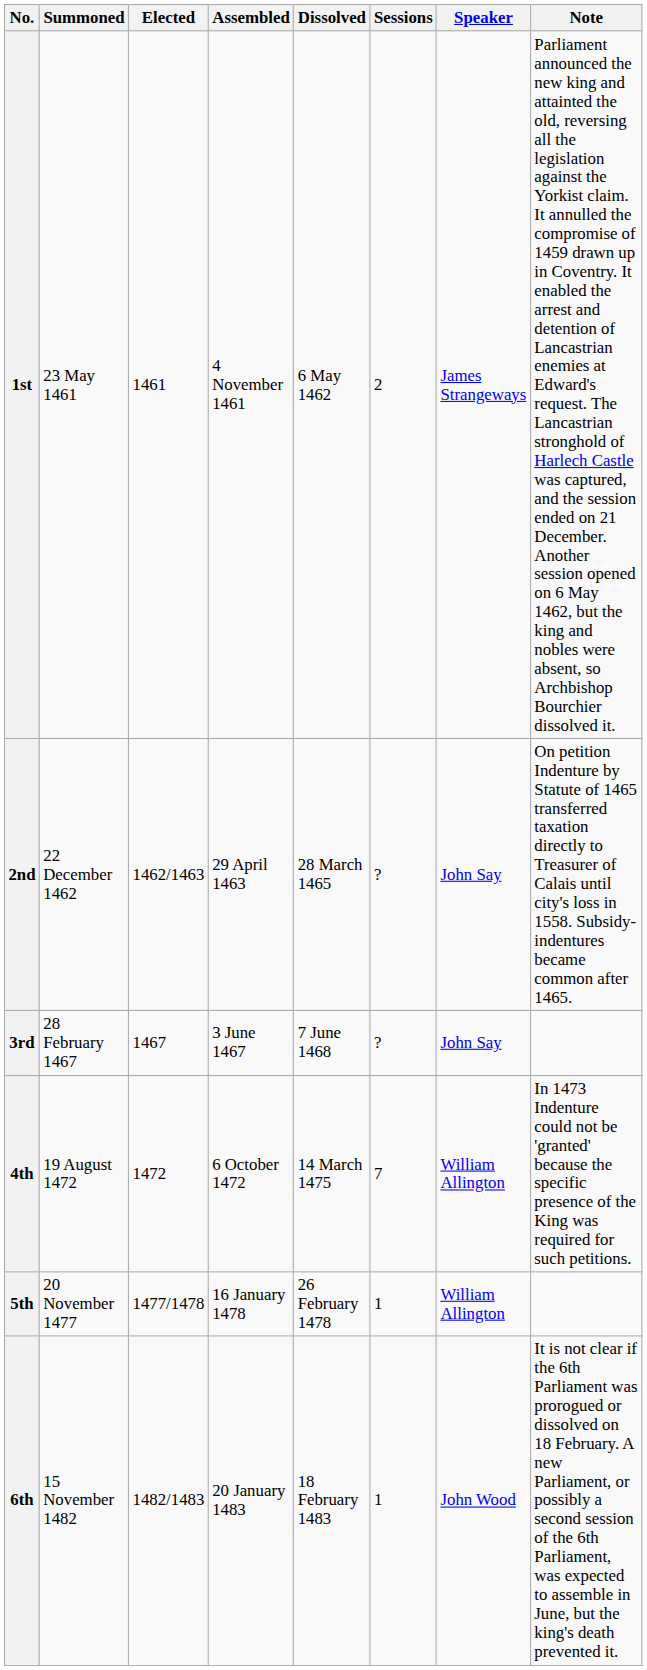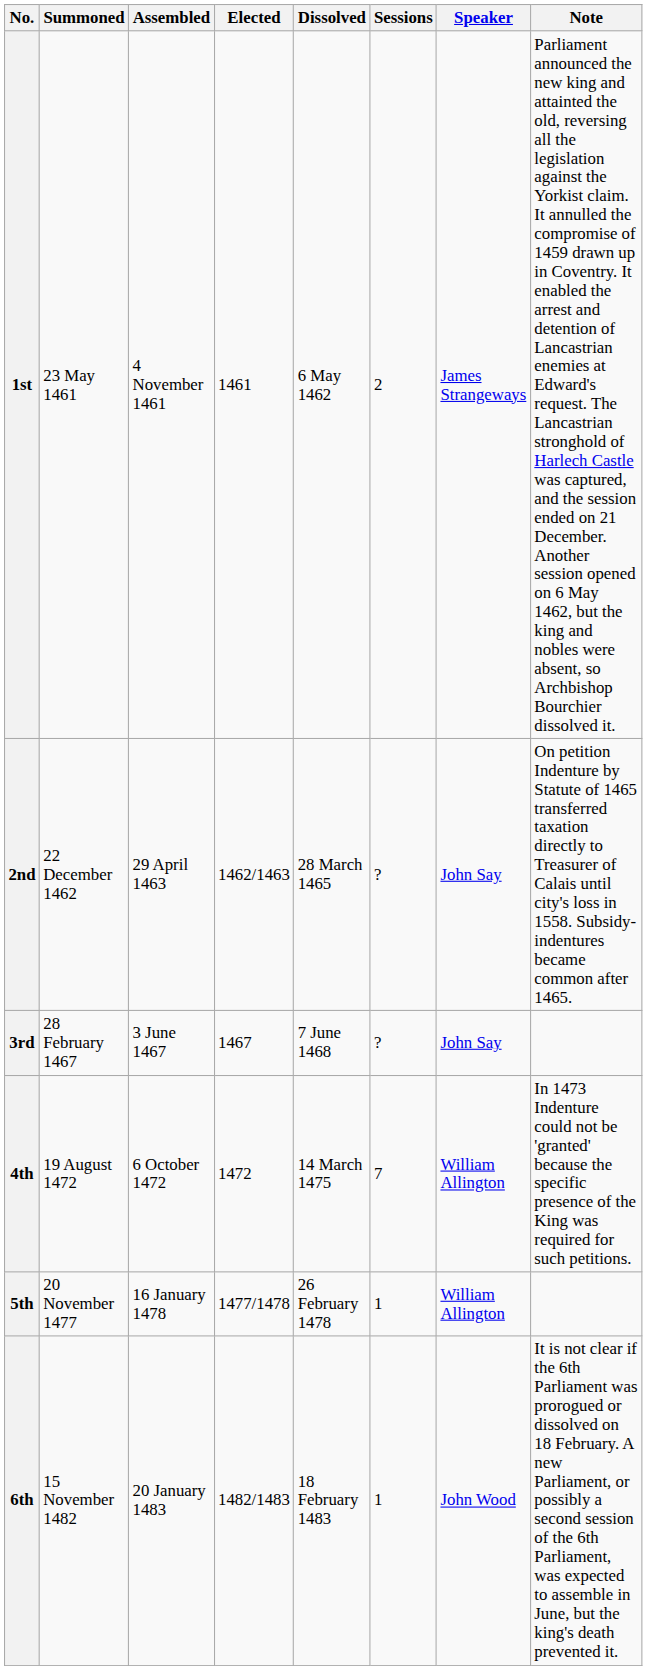columns swapped: (168, 17) <-> (251, 17)
